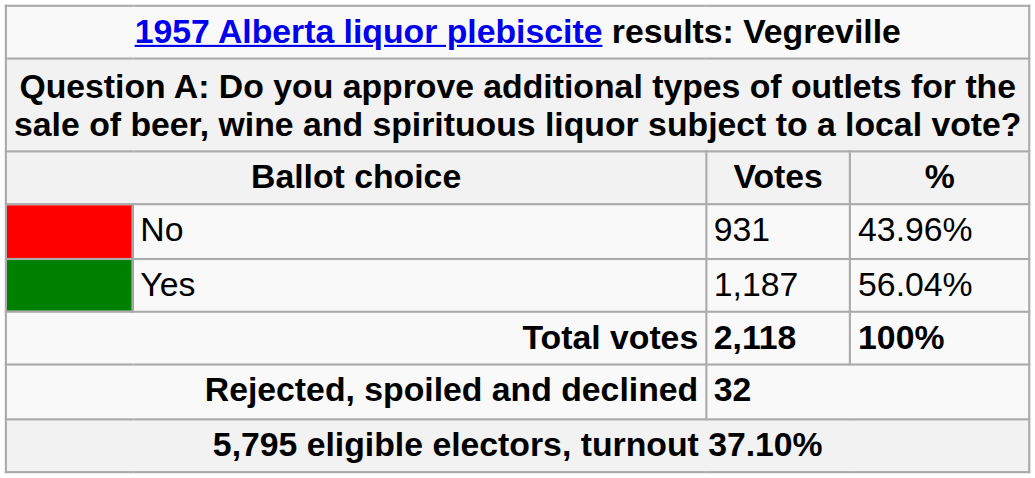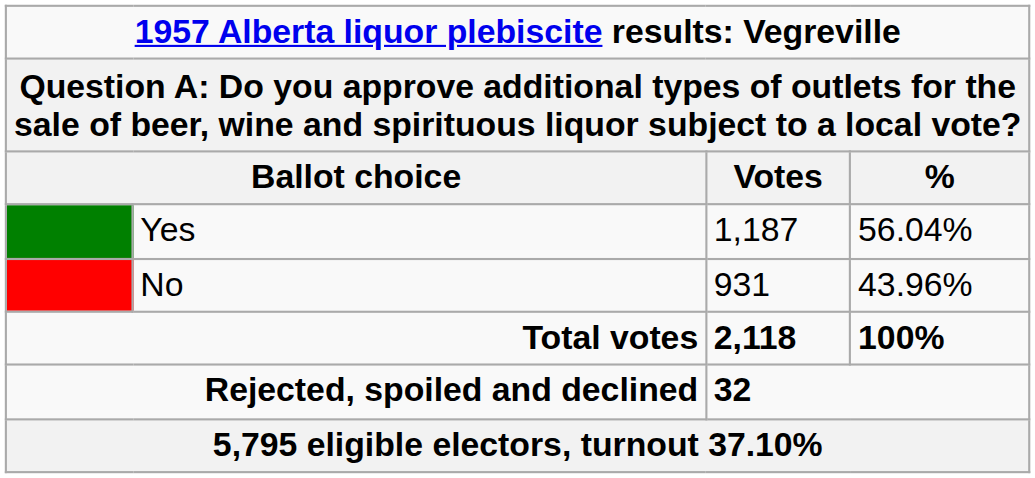rows swapped: (168, 284) <-> (162, 230)
